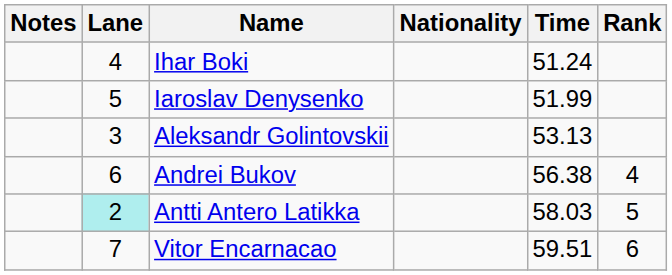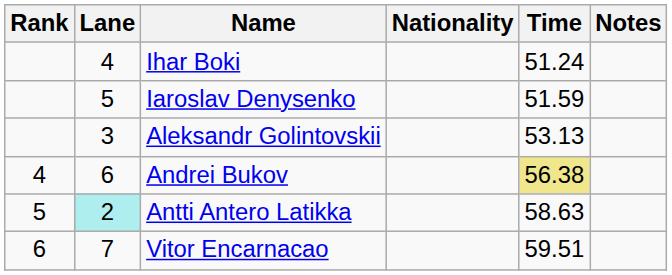columns swapped: (632, 23) <-> (43, 23)
(562, 99) 51.99 -> (554, 99) 51.59
(562, 174) no background -> (554, 174) khaki background
(562, 212) 58.03 -> (554, 212) 58.63
